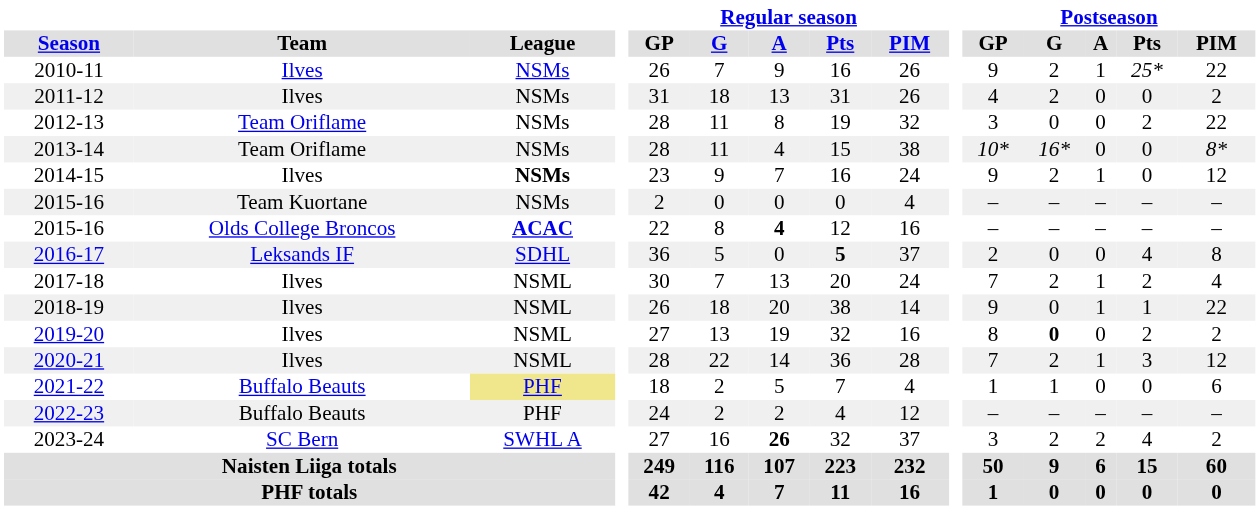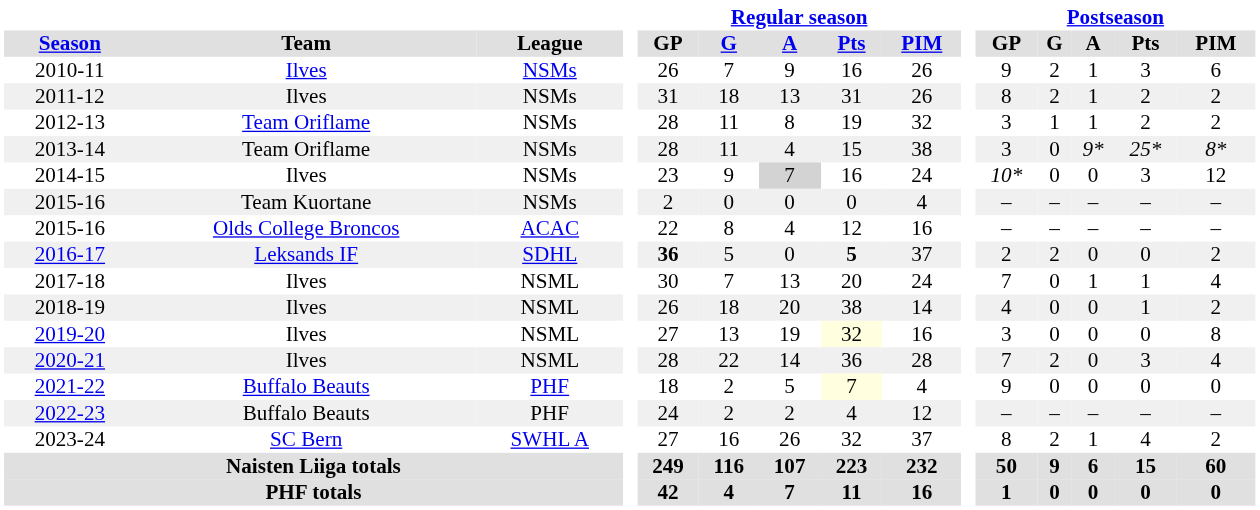(1147, 69) 25* -> (1145, 69) 3
(1216, 69) 22 -> (1216, 69) 6
(993, 96) 4 -> (1006, 96) 8
(1101, 96) 0 -> (1093, 96) 1
(1147, 96) 0 -> (1145, 96) 2
(1054, 122) 0 -> (1055, 122) 1
(1101, 122) 0 -> (1093, 122) 1
(1216, 122) 22 -> (1216, 122) 2
(993, 149) 10* -> (1006, 149) 3
(1054, 149) 16* -> (1055, 149) 0
(1101, 149) 0 -> (1093, 149) 9*
(1147, 149) 0 -> (1145, 149) 25*
(542, 175) bold -> (550, 175) normal
(779, 175) no background -> (790, 175) lightgrey background
(993, 175) 9 -> (1006, 175) 10*
(1054, 175) 2 -> (1055, 175) 0
(1101, 175) 1 -> (1093, 175) 0
(1147, 175) 0 -> (1145, 175) 3
(542, 228) bold -> (550, 228) normal
(779, 228) bold -> (790, 228) normal
(659, 254) normal -> (668, 254) bold
(1054, 254) 0 -> (1055, 254) 2
(1147, 254) 4 -> (1145, 254) 0
(1216, 254) 8 -> (1216, 254) 2
(1054, 281) 2 -> (1055, 281) 0
(1147, 281) 2 -> (1145, 281) 1
(993, 307) 9 -> (1006, 307) 4
(1101, 307) 1 -> (1093, 307) 0
(1216, 307) 22 -> (1216, 307) 2
(840, 333) no background -> (851, 333) lightyellow background
(993, 333) 8 -> (1006, 333) 3
(1054, 333) bold -> (1055, 333) normal
(1147, 333) 2 -> (1145, 333) 0
(1216, 333) 2 -> (1216, 333) 8
(1101, 360) 1 -> (1093, 360) 0
(1216, 360) 12 -> (1216, 360) 4
(542, 386) khaki background -> (550, 386) no background
(840, 386) no background -> (851, 386) lightyellow background
(993, 386) 1 -> (1006, 386) 9
(1054, 386) 1 -> (1055, 386) 0
(1216, 386) 6 -> (1216, 386) 0
(779, 439) bold -> (790, 439) normal
(993, 439) 3 -> (1006, 439) 8
(1101, 439) 2 -> (1093, 439) 1
